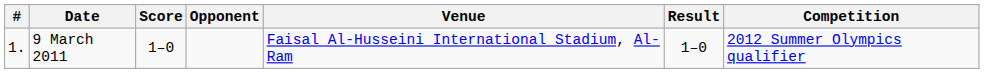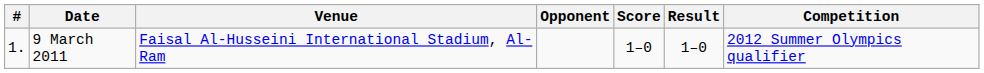columns swapped: (464, 16) <-> (161, 16)
